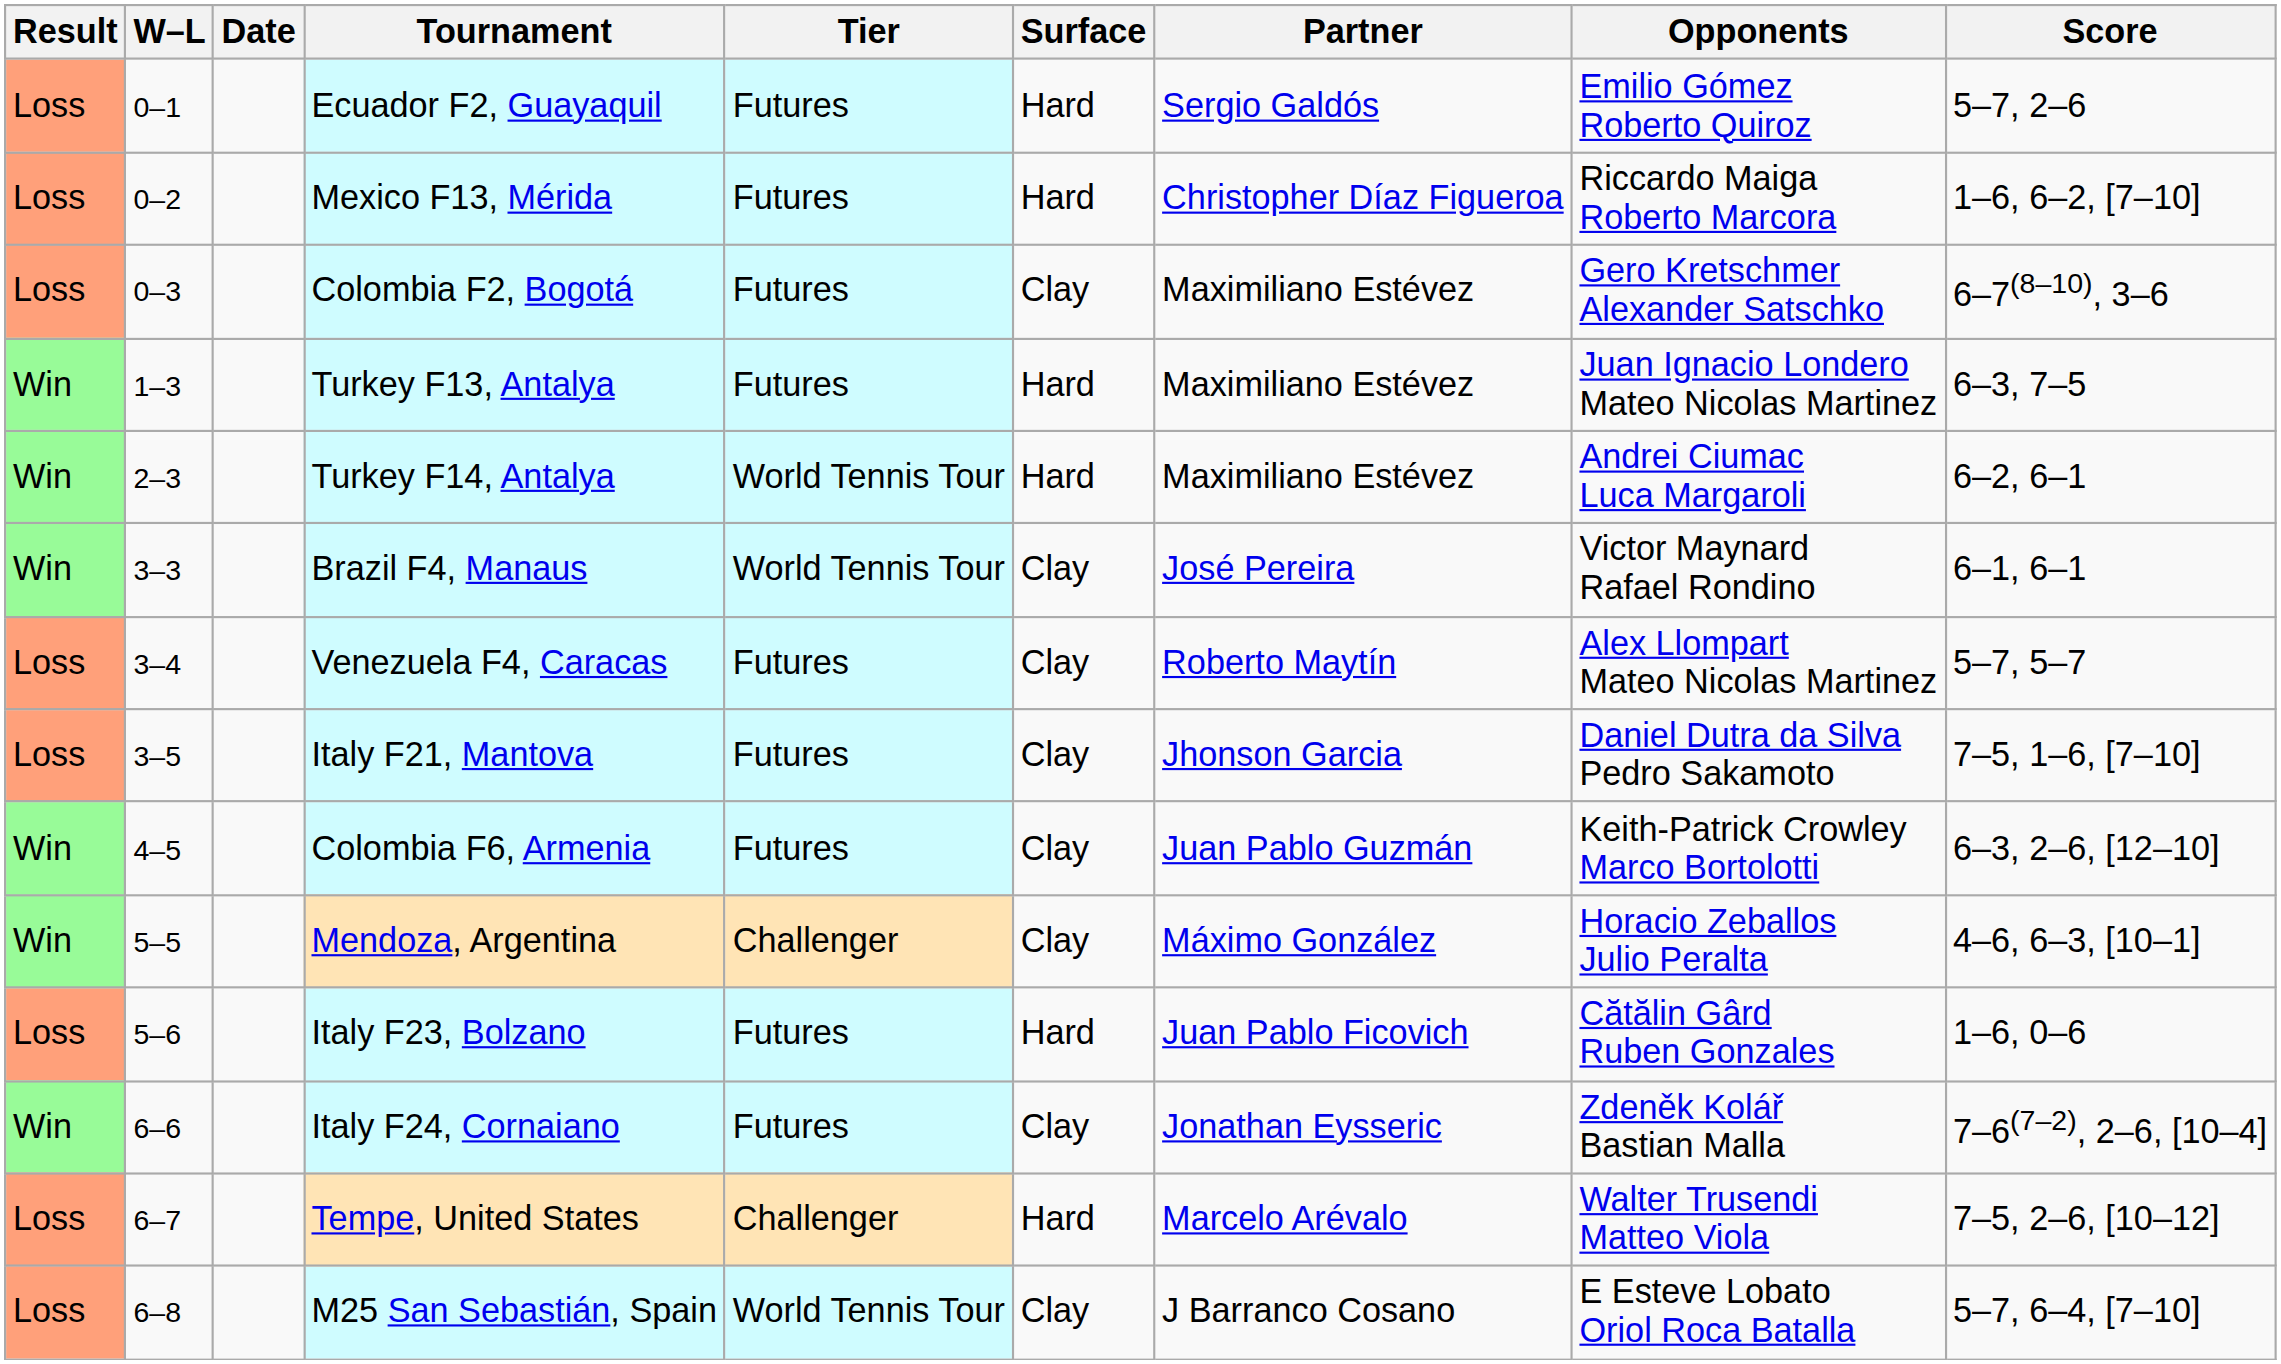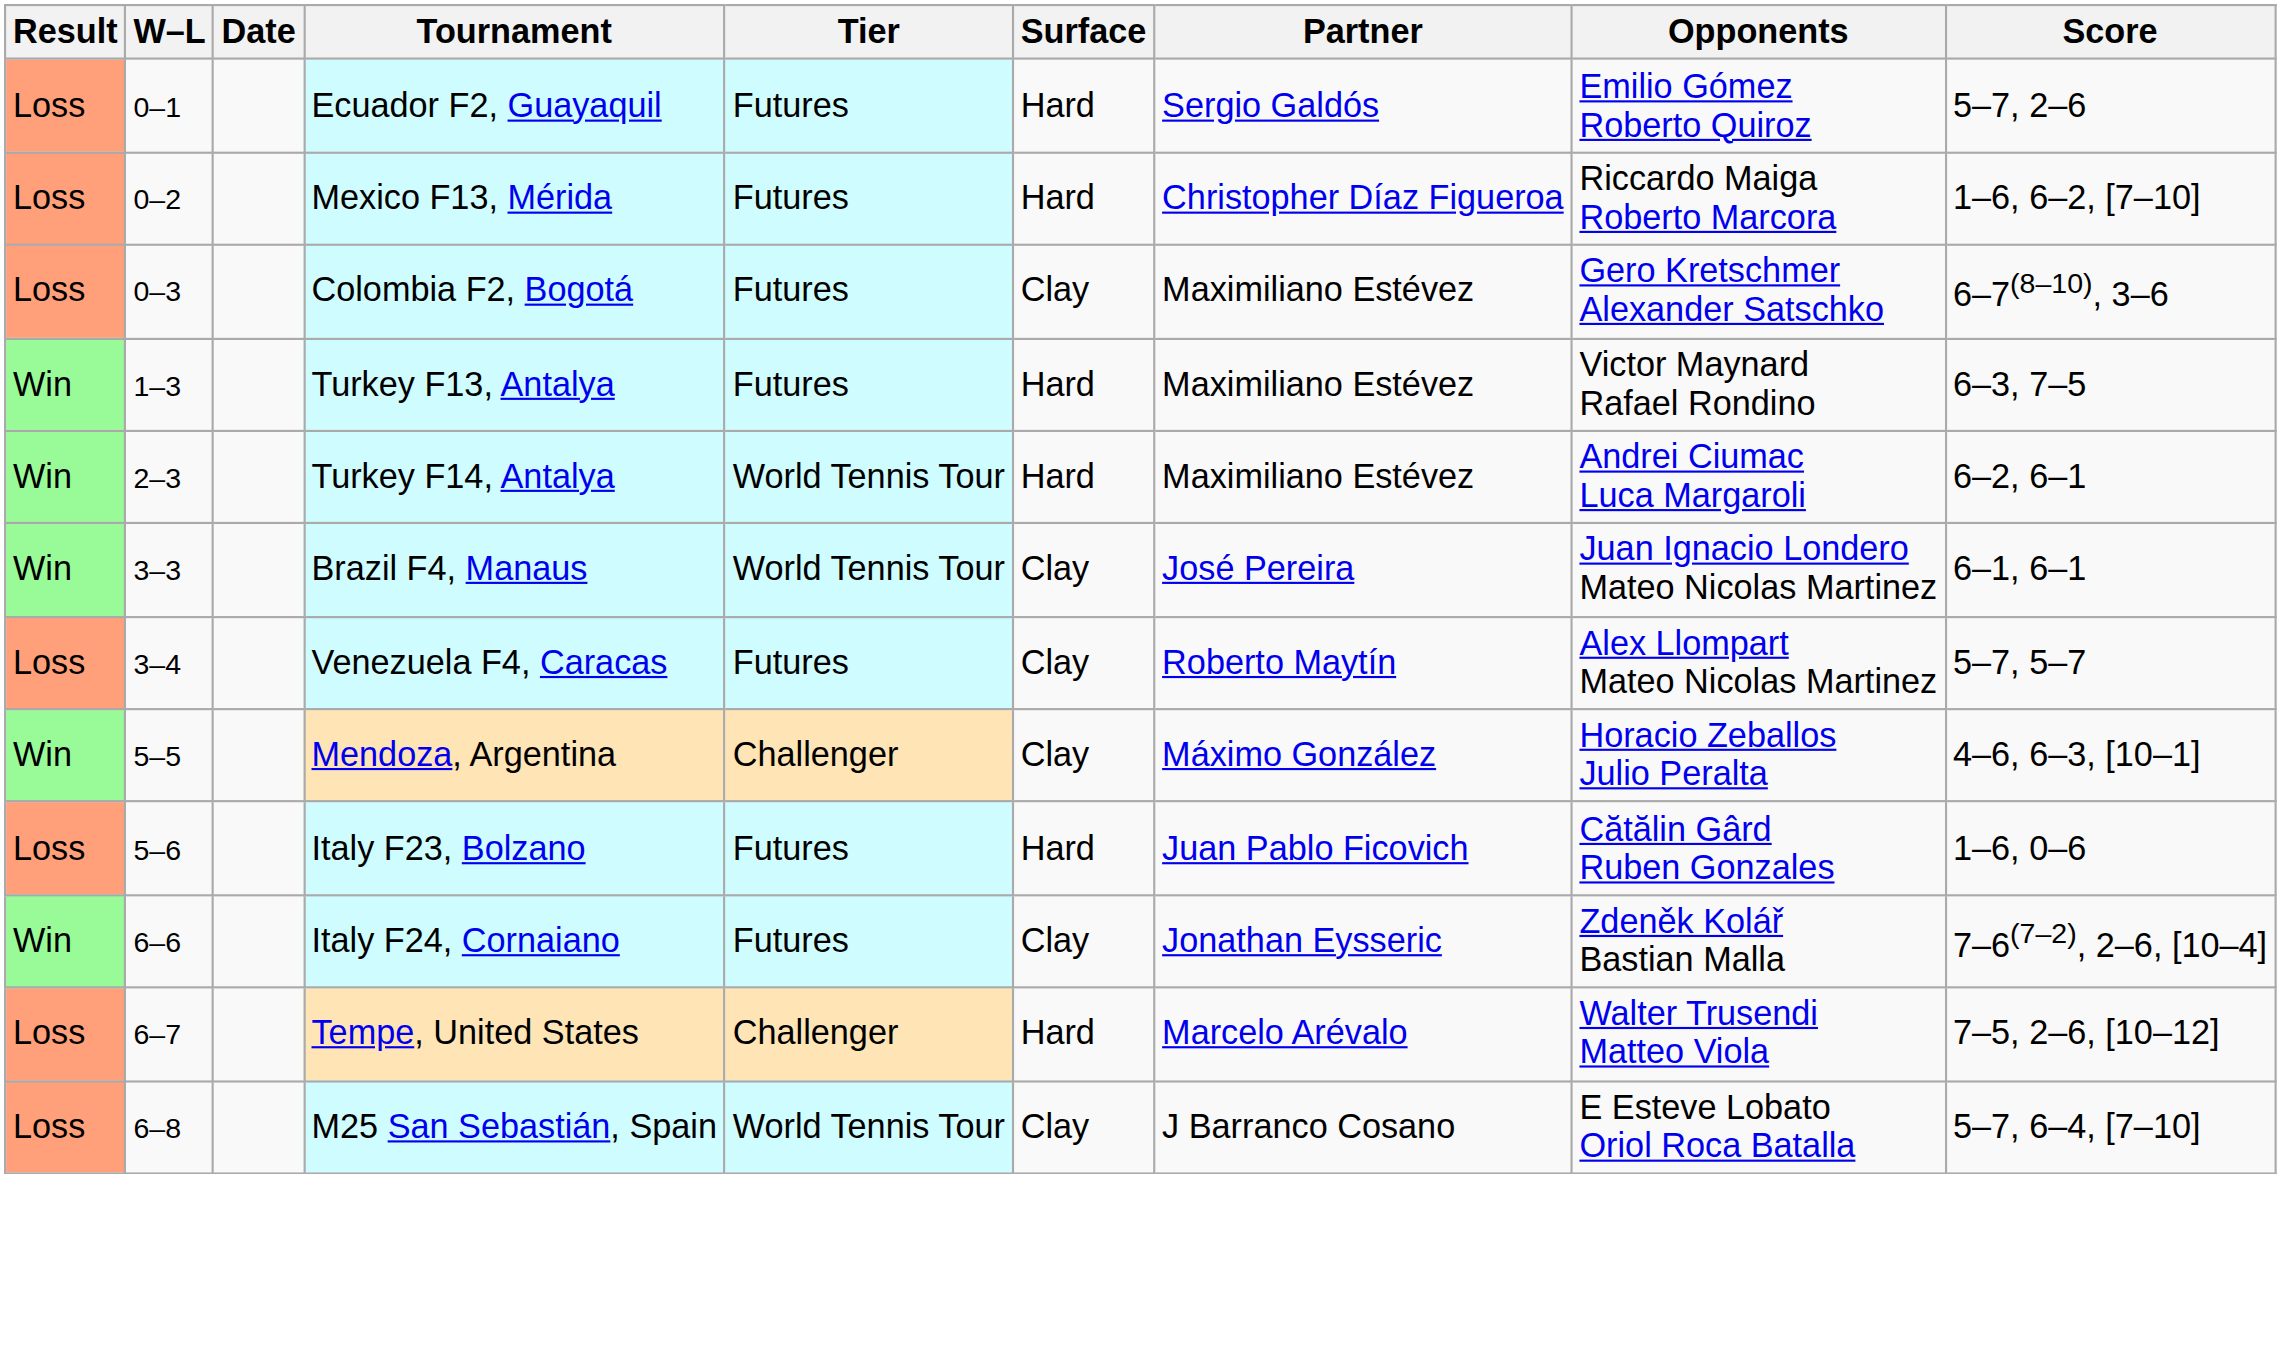(1758, 383) Juan Ignacio Londero Mateo Nicolas Martinez -> (1697, 383) Victor Maynard Rafael Rondino
(1697, 569) Victor Maynard Rafael Rondino -> (1758, 569) Juan Ignacio Londero Mateo Nicolas Martinez
- row: (452, 754)
- row: (481, 847)
